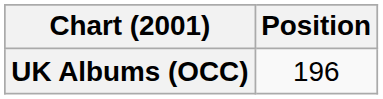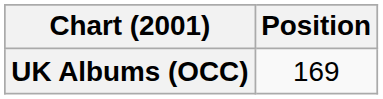(316, 70) 196 -> (316, 70) 169
